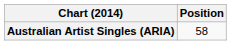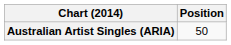(202, 31) 58 -> (202, 31) 50
